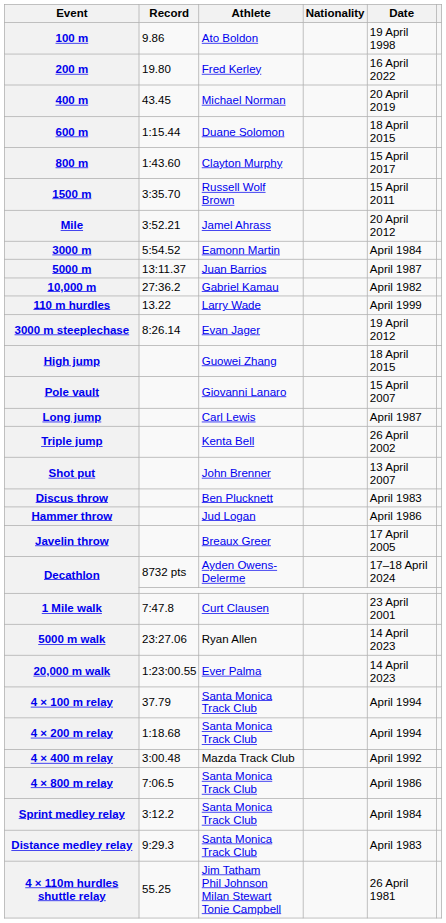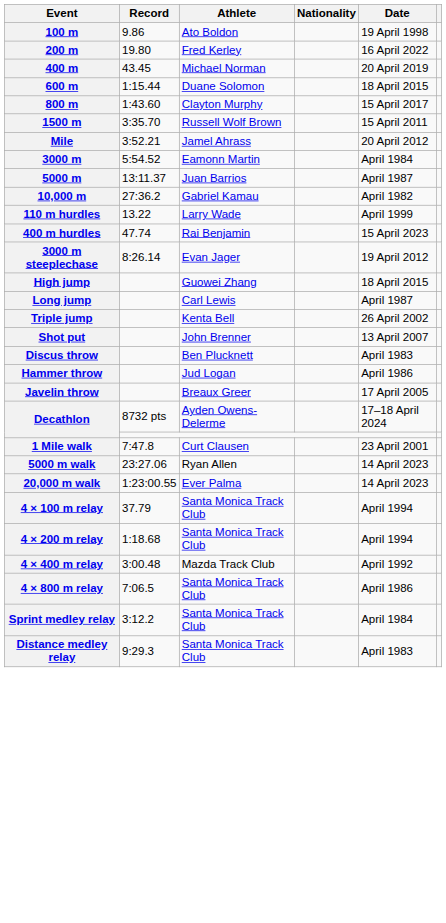+ row: (62, 232)
- row: (72, 392)
- row: (72, 889)
